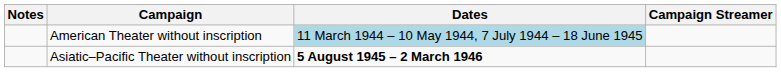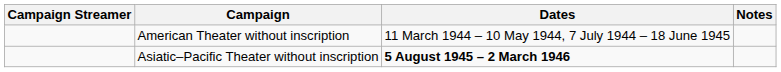columns swapped: (711, 14) <-> (26, 14)
(470, 35) lightblue background -> (557, 35) no background
